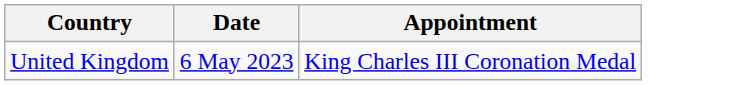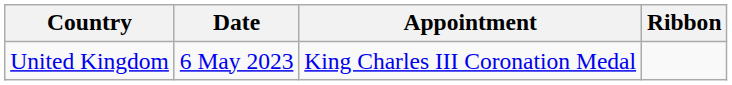+ column: (684, 23)
